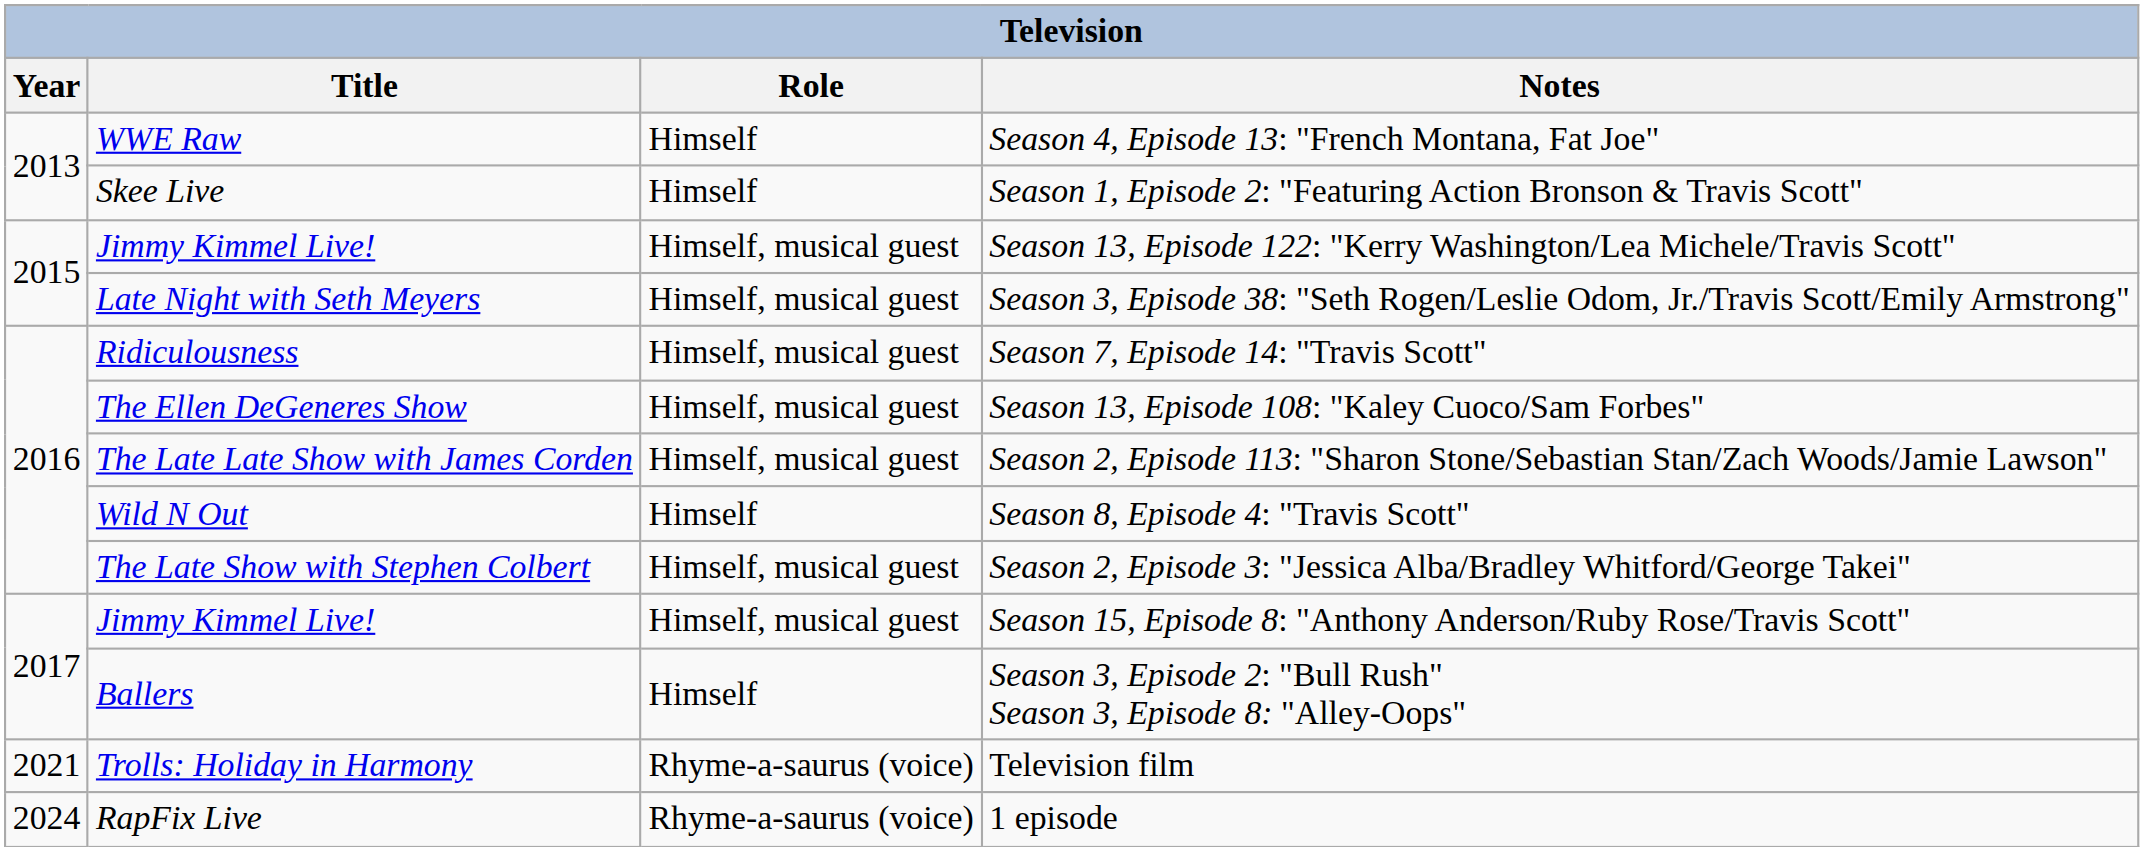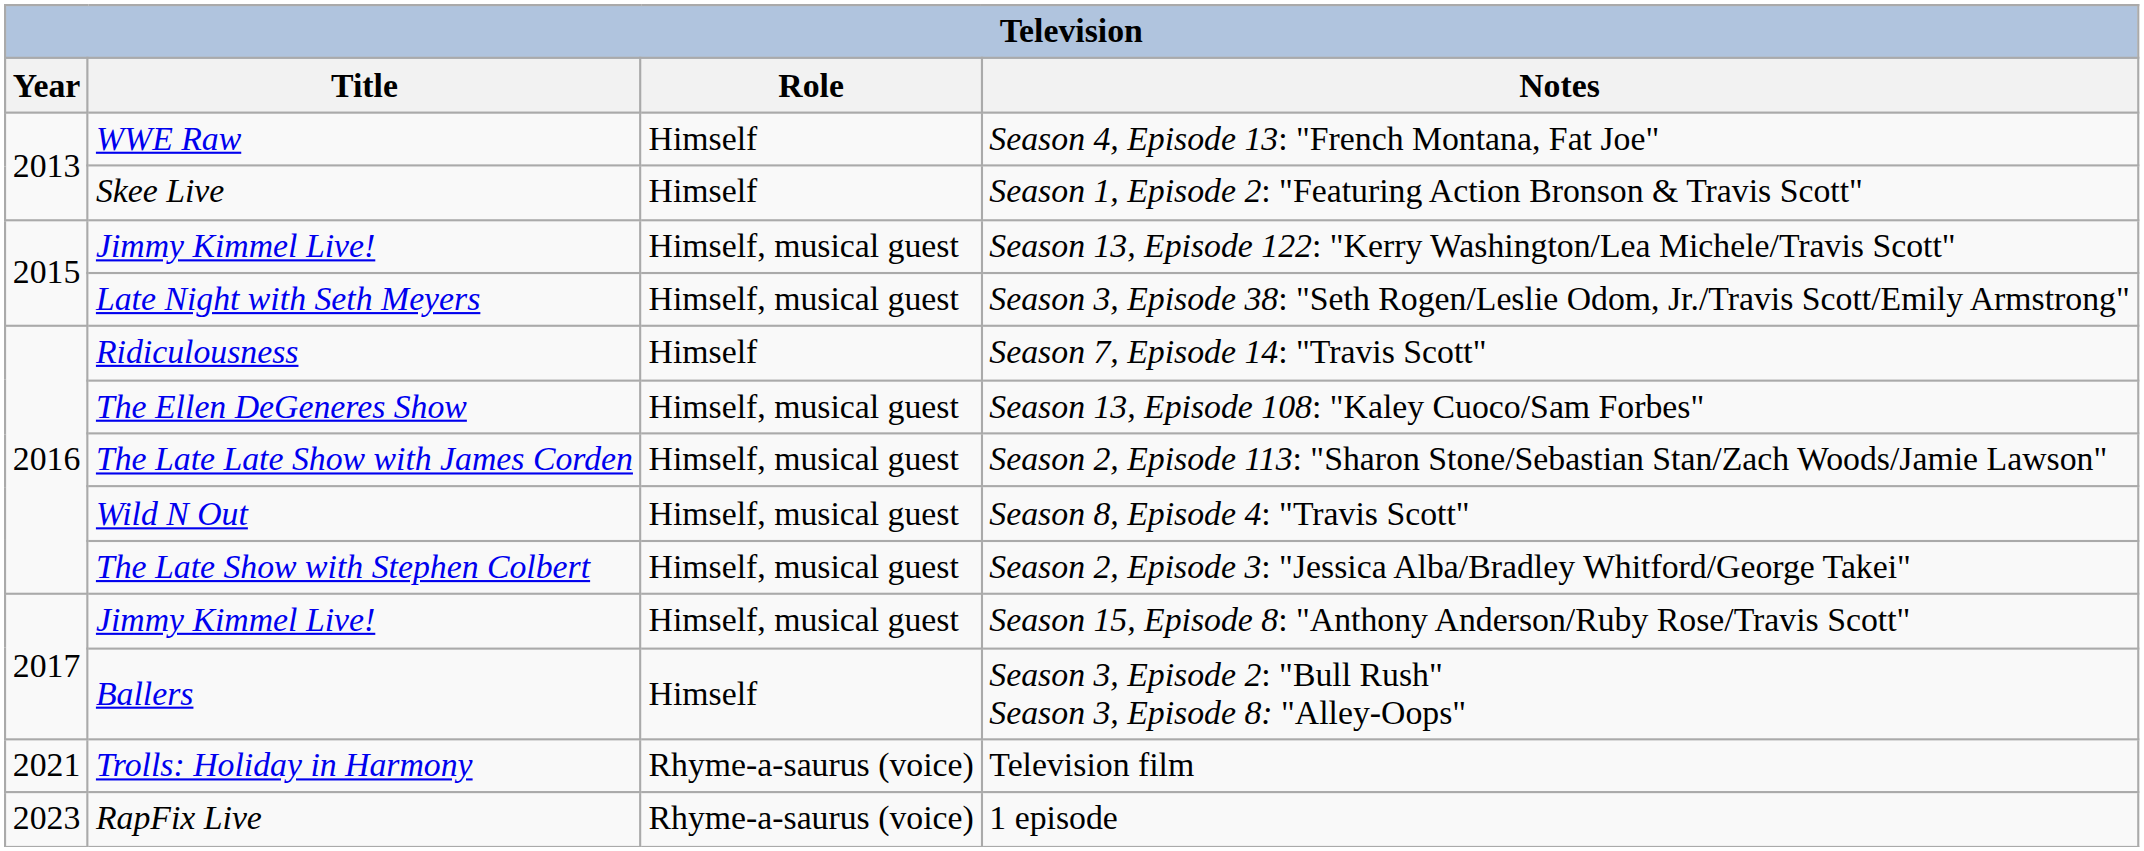(804, 352) Himself, musical guest -> (703, 352) Himself
(703, 513) Himself -> (804, 513) Himself, musical guest
(47, 818) 2024 -> (47, 818) 2023
